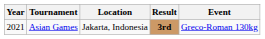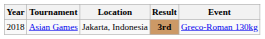(16, 27) 2021 -> (16, 27) 2018
